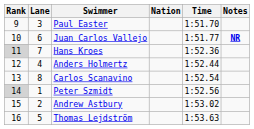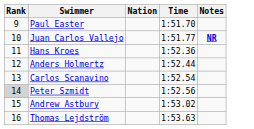- column: (40, 11)
(16, 51) lightgrey background -> (16, 51) no background
